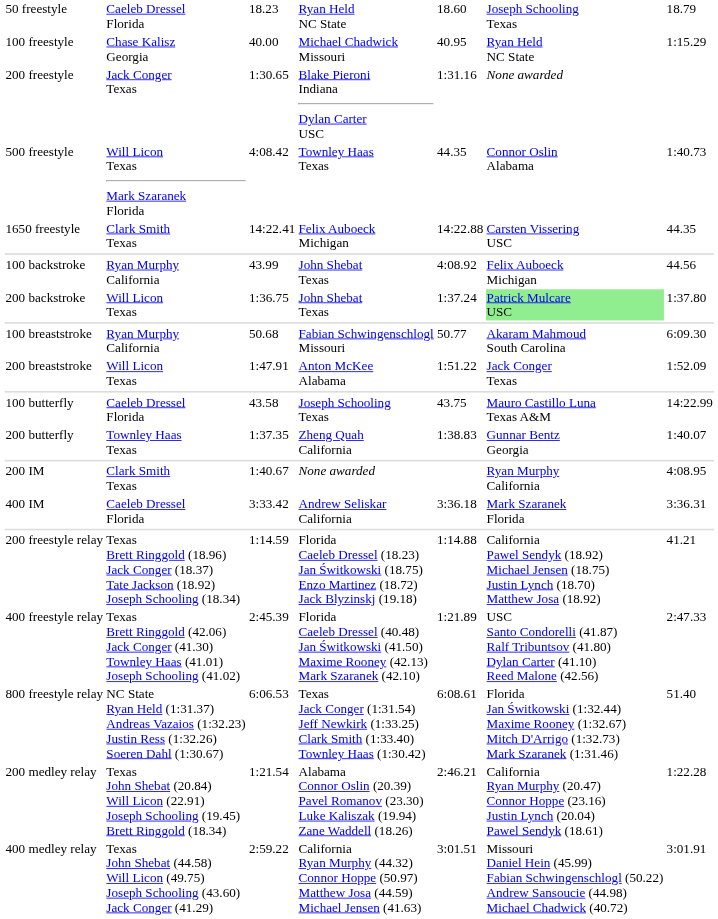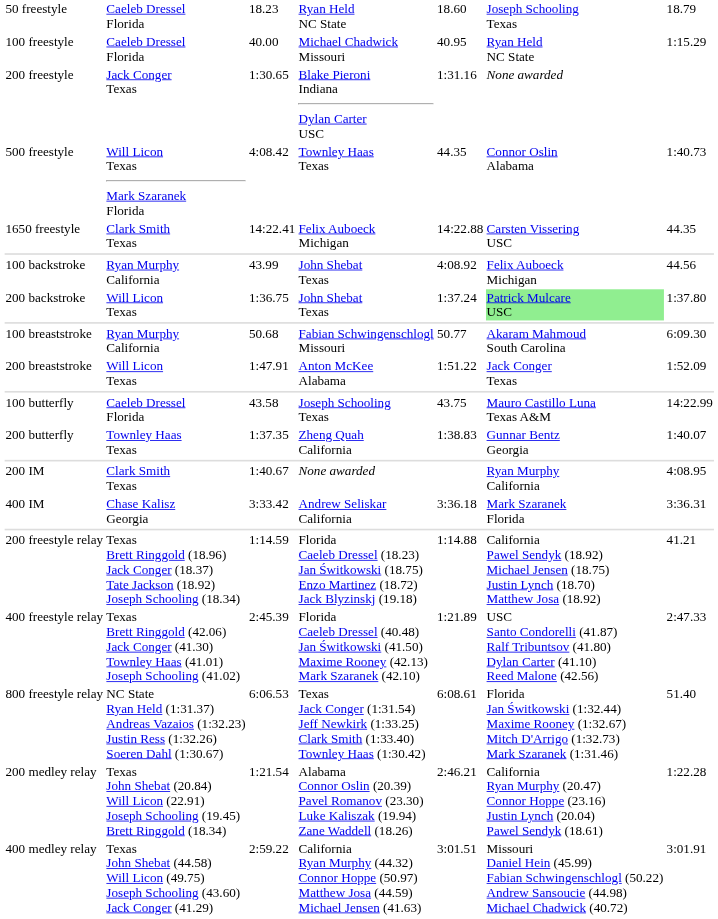(141, 49) Chase Kalisz Georgia -> (146, 49) Caeleb Dressel Florida
(146, 511) Caeleb Dressel Florida -> (141, 511) Chase Kalisz Georgia
